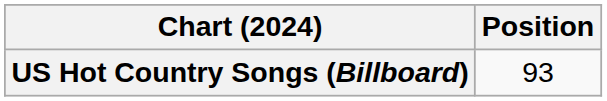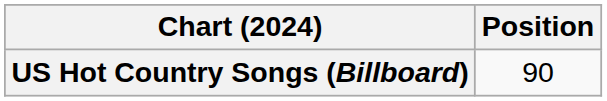(538, 72) 93 -> (538, 72) 90
